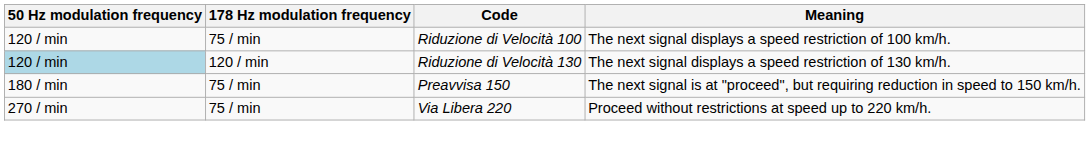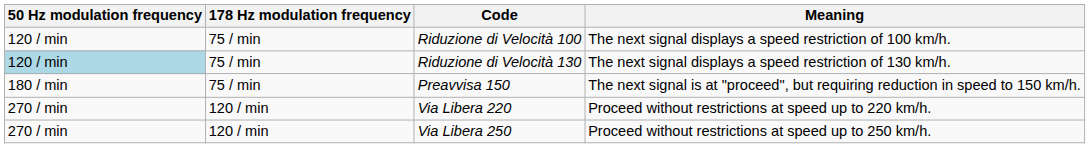(239, 62) 120 / min -> (235, 62) 75 / min
(235, 108) 75 / min -> (239, 108) 120 / min
+ row: (464, 131)
